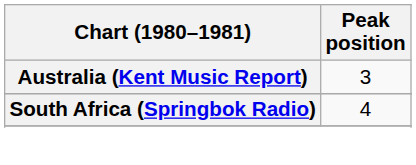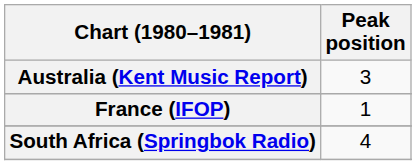+ row: (163, 109)
